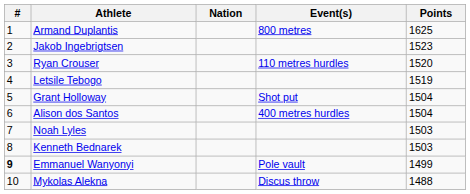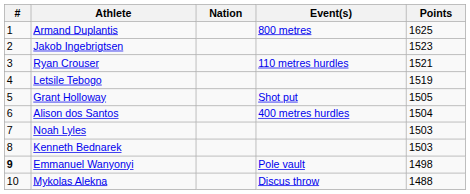(421, 64) 1520 -> (421, 64) 1521
(421, 97) 1504 -> (421, 97) 1505
(421, 165) 1499 -> (421, 165) 1498
